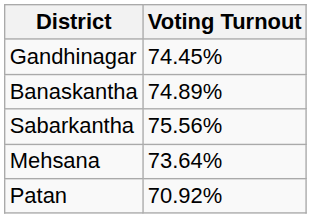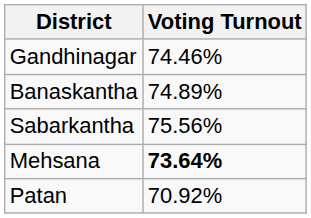(185, 56) 74.45% -> (185, 56) 74.46%
(185, 160) normal -> (185, 160) bold
